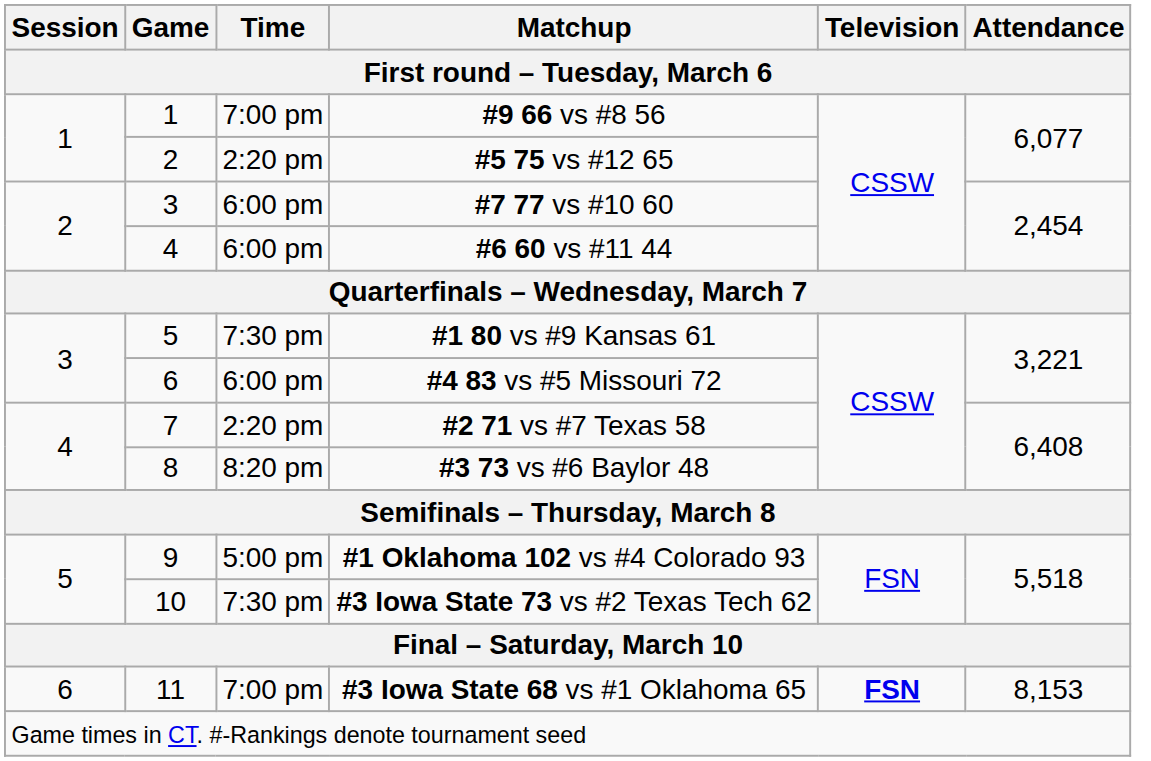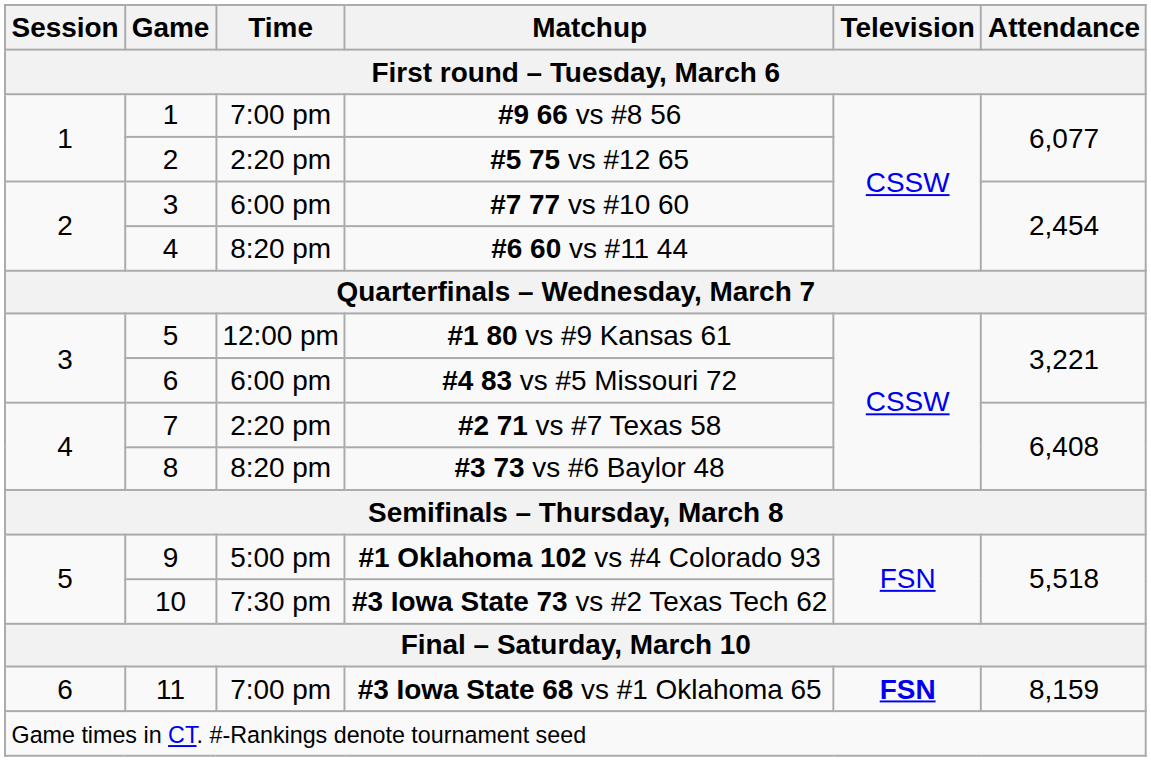(273, 248) 6:00 pm -> (281, 248) 8:20 pm
(273, 336) 7:30 pm -> (281, 336) 12:00 pm
(1048, 689) 8,153 -> (1064, 689) 8,159
